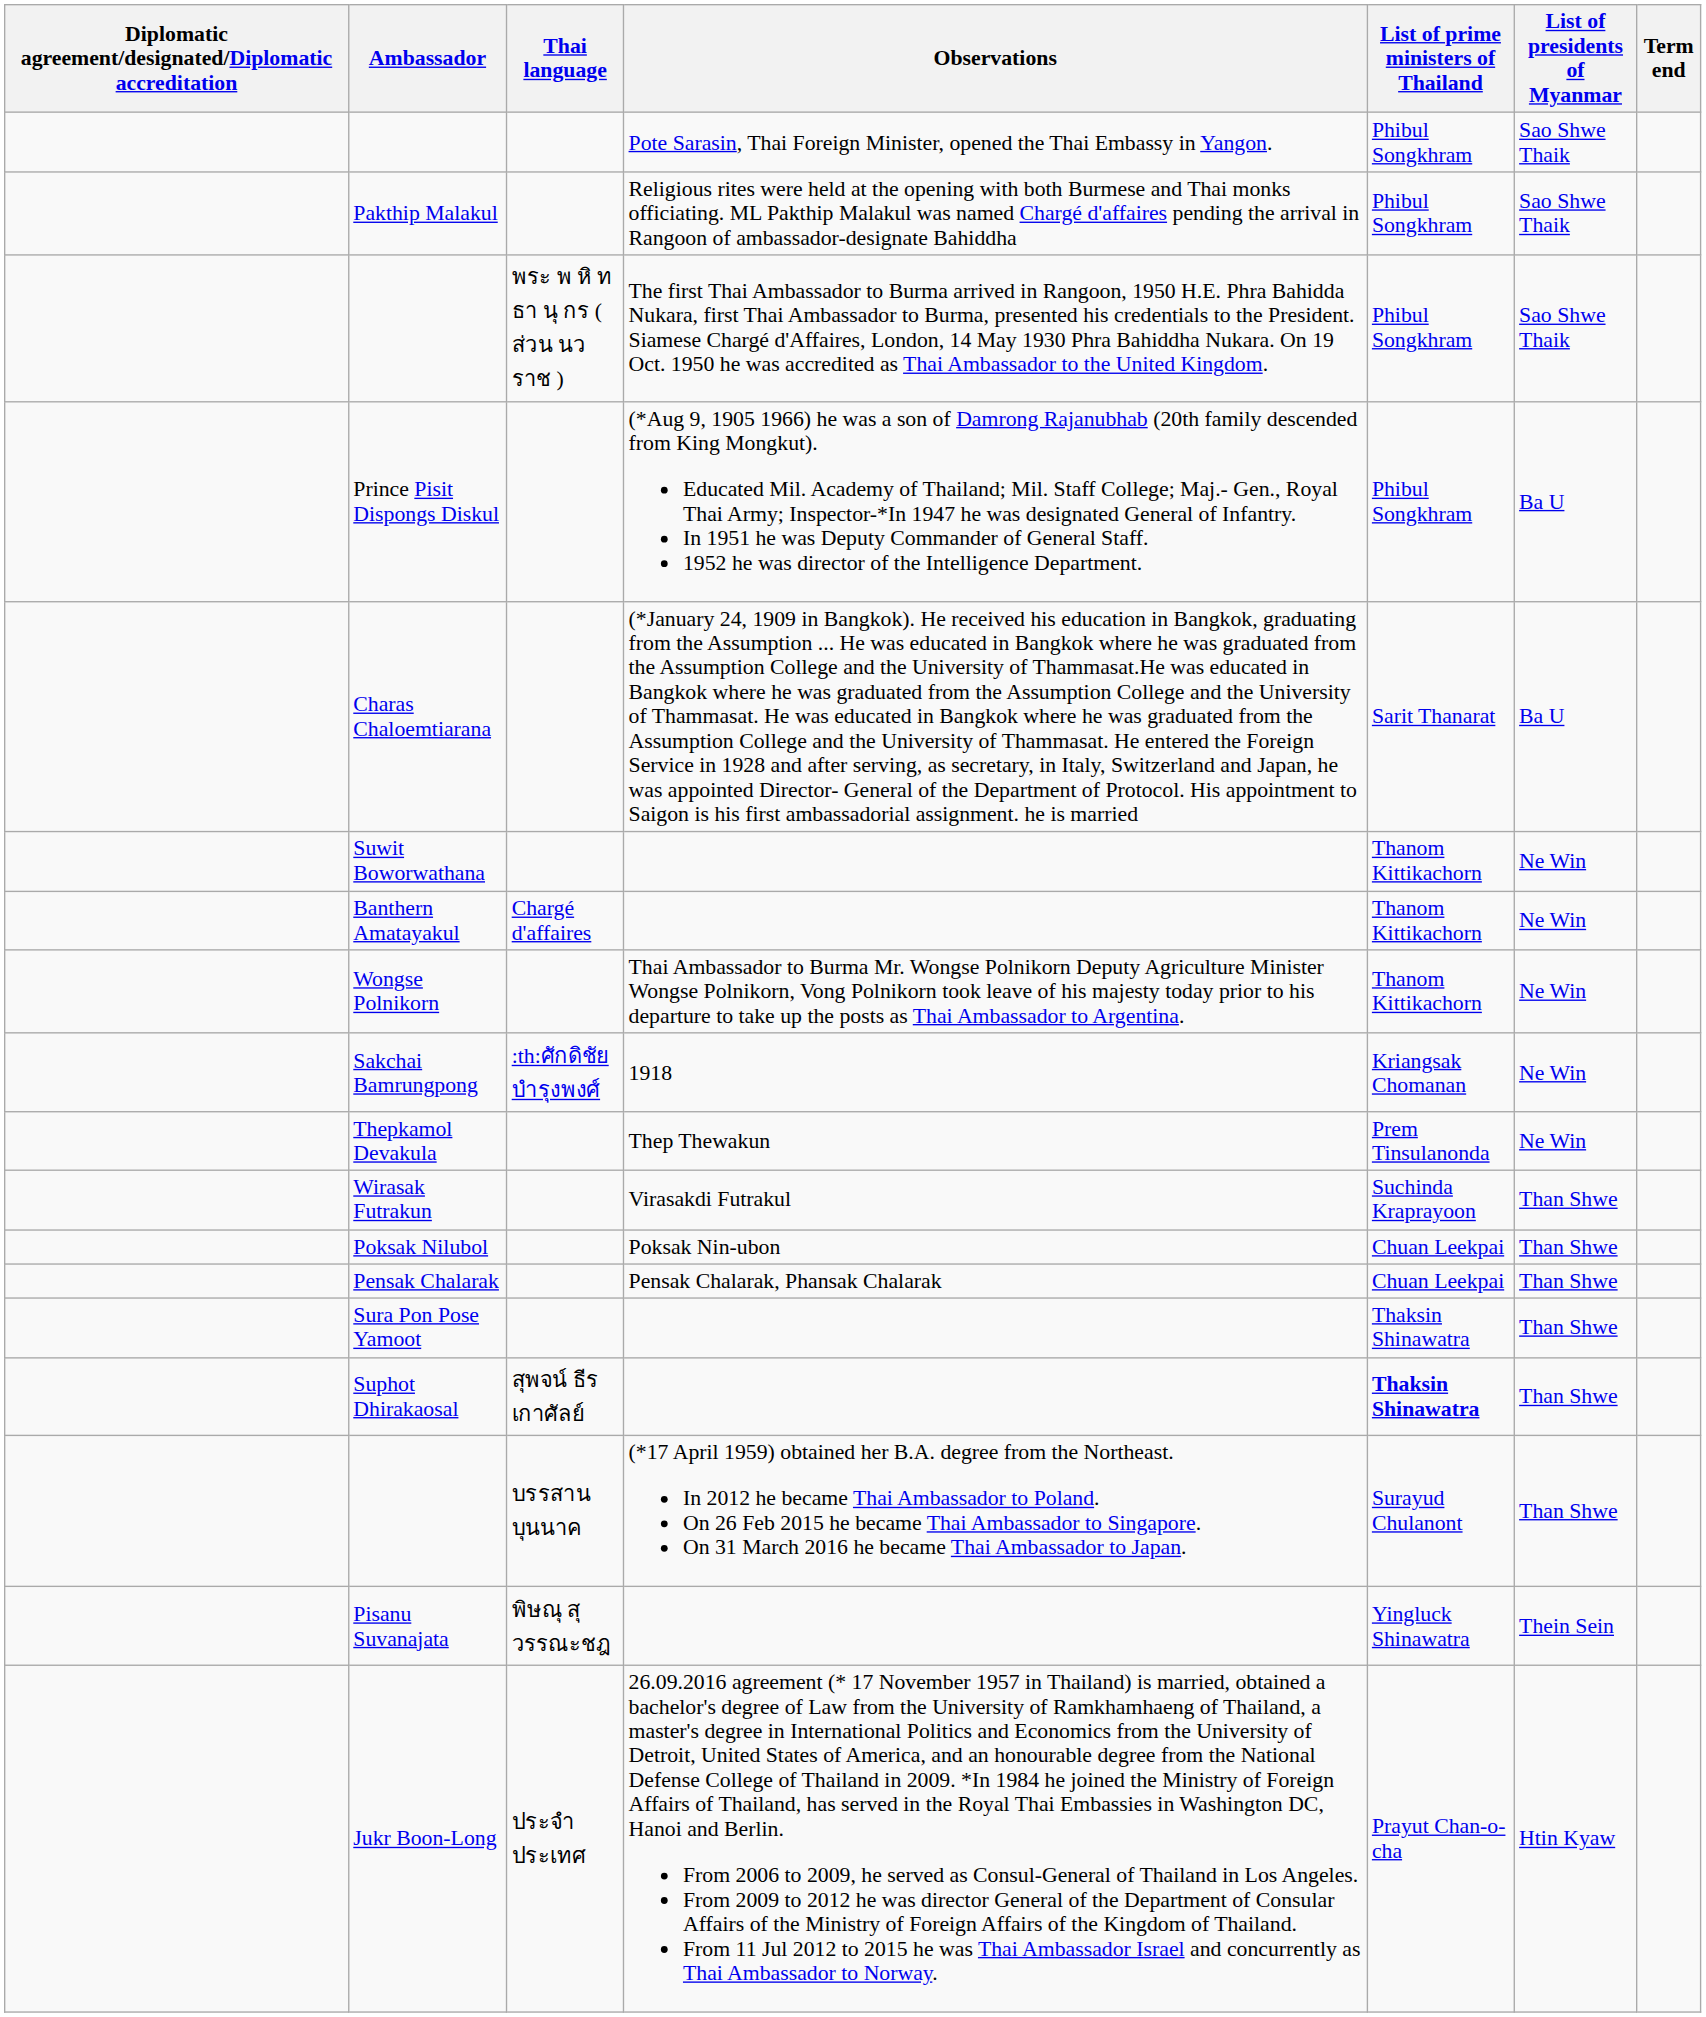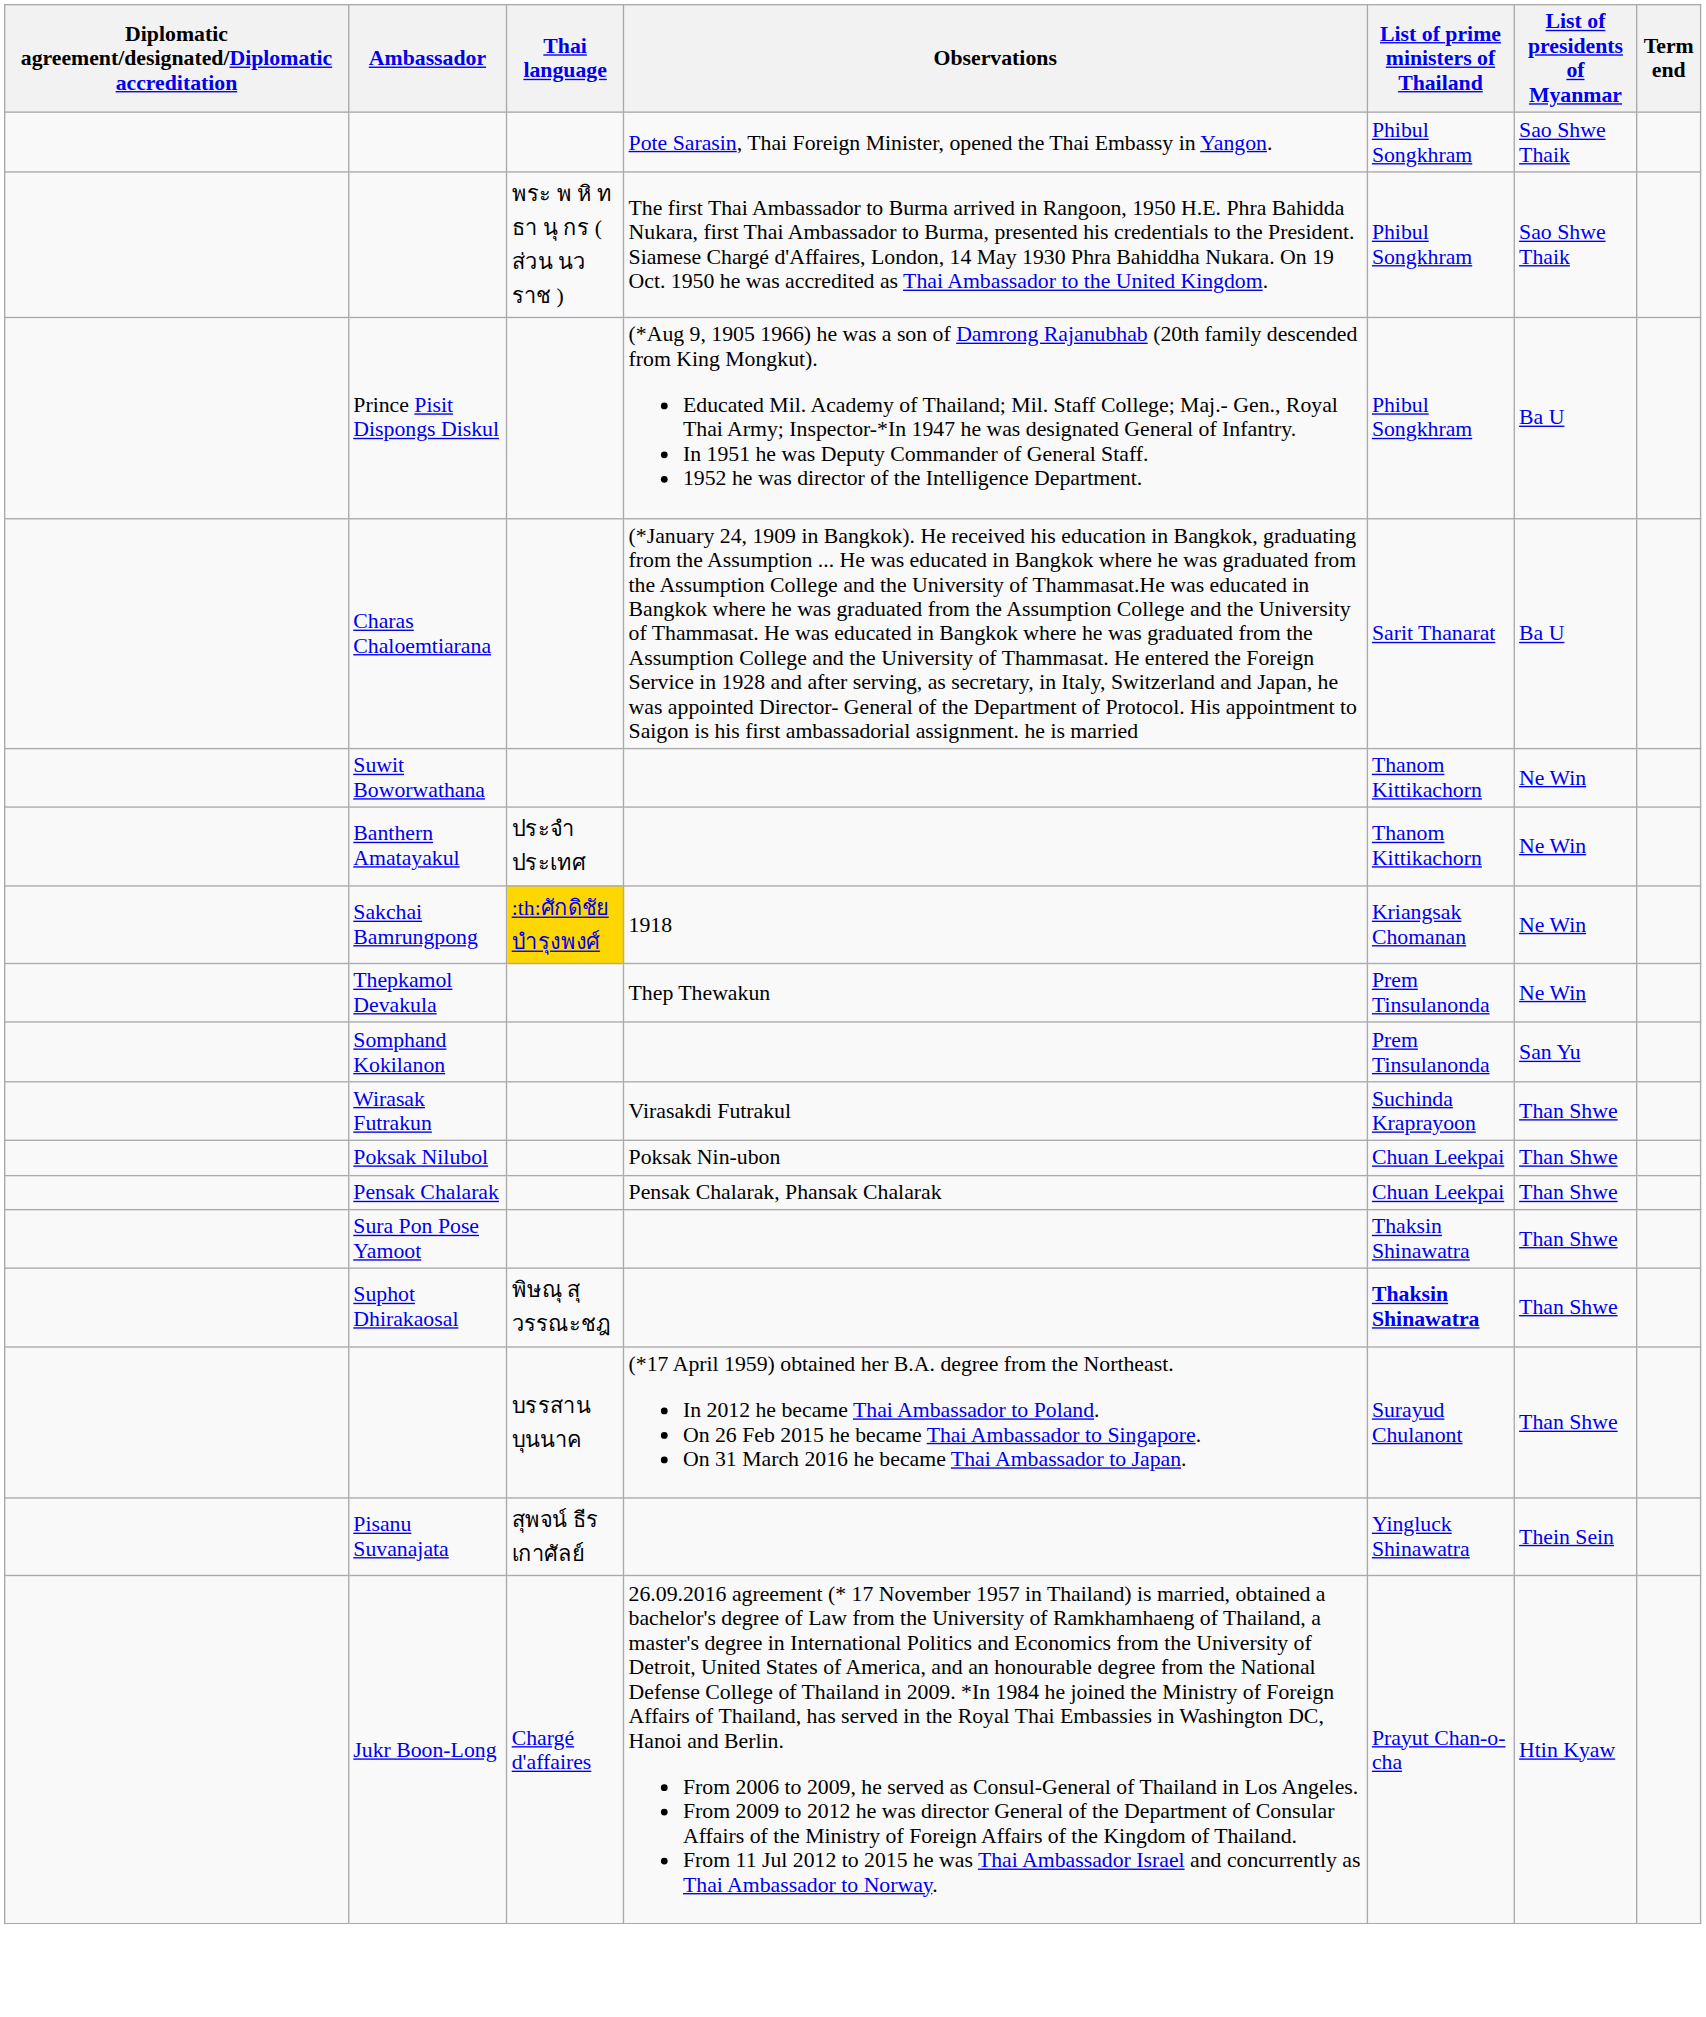- row: (426, 213)
(552, 920) Chargé d'affaires -> (548, 846) ประจำประเทศ
- row: (396, 991)
(560, 1072) no background -> (560, 924) gold background
+ row: (400, 1051)
(555, 1396) สุพจน์ ธีรเกาศัลย์ -> (561, 1307) พิษณุ สุวรรณะชฎ
(561, 1626) พิษณุ สุวรรณะชฎ -> (555, 1537) สุพจน์ ธีรเกาศัลย์
(548, 1839) ประจำประเทศ -> (552, 1749) Chargé d'affaires
